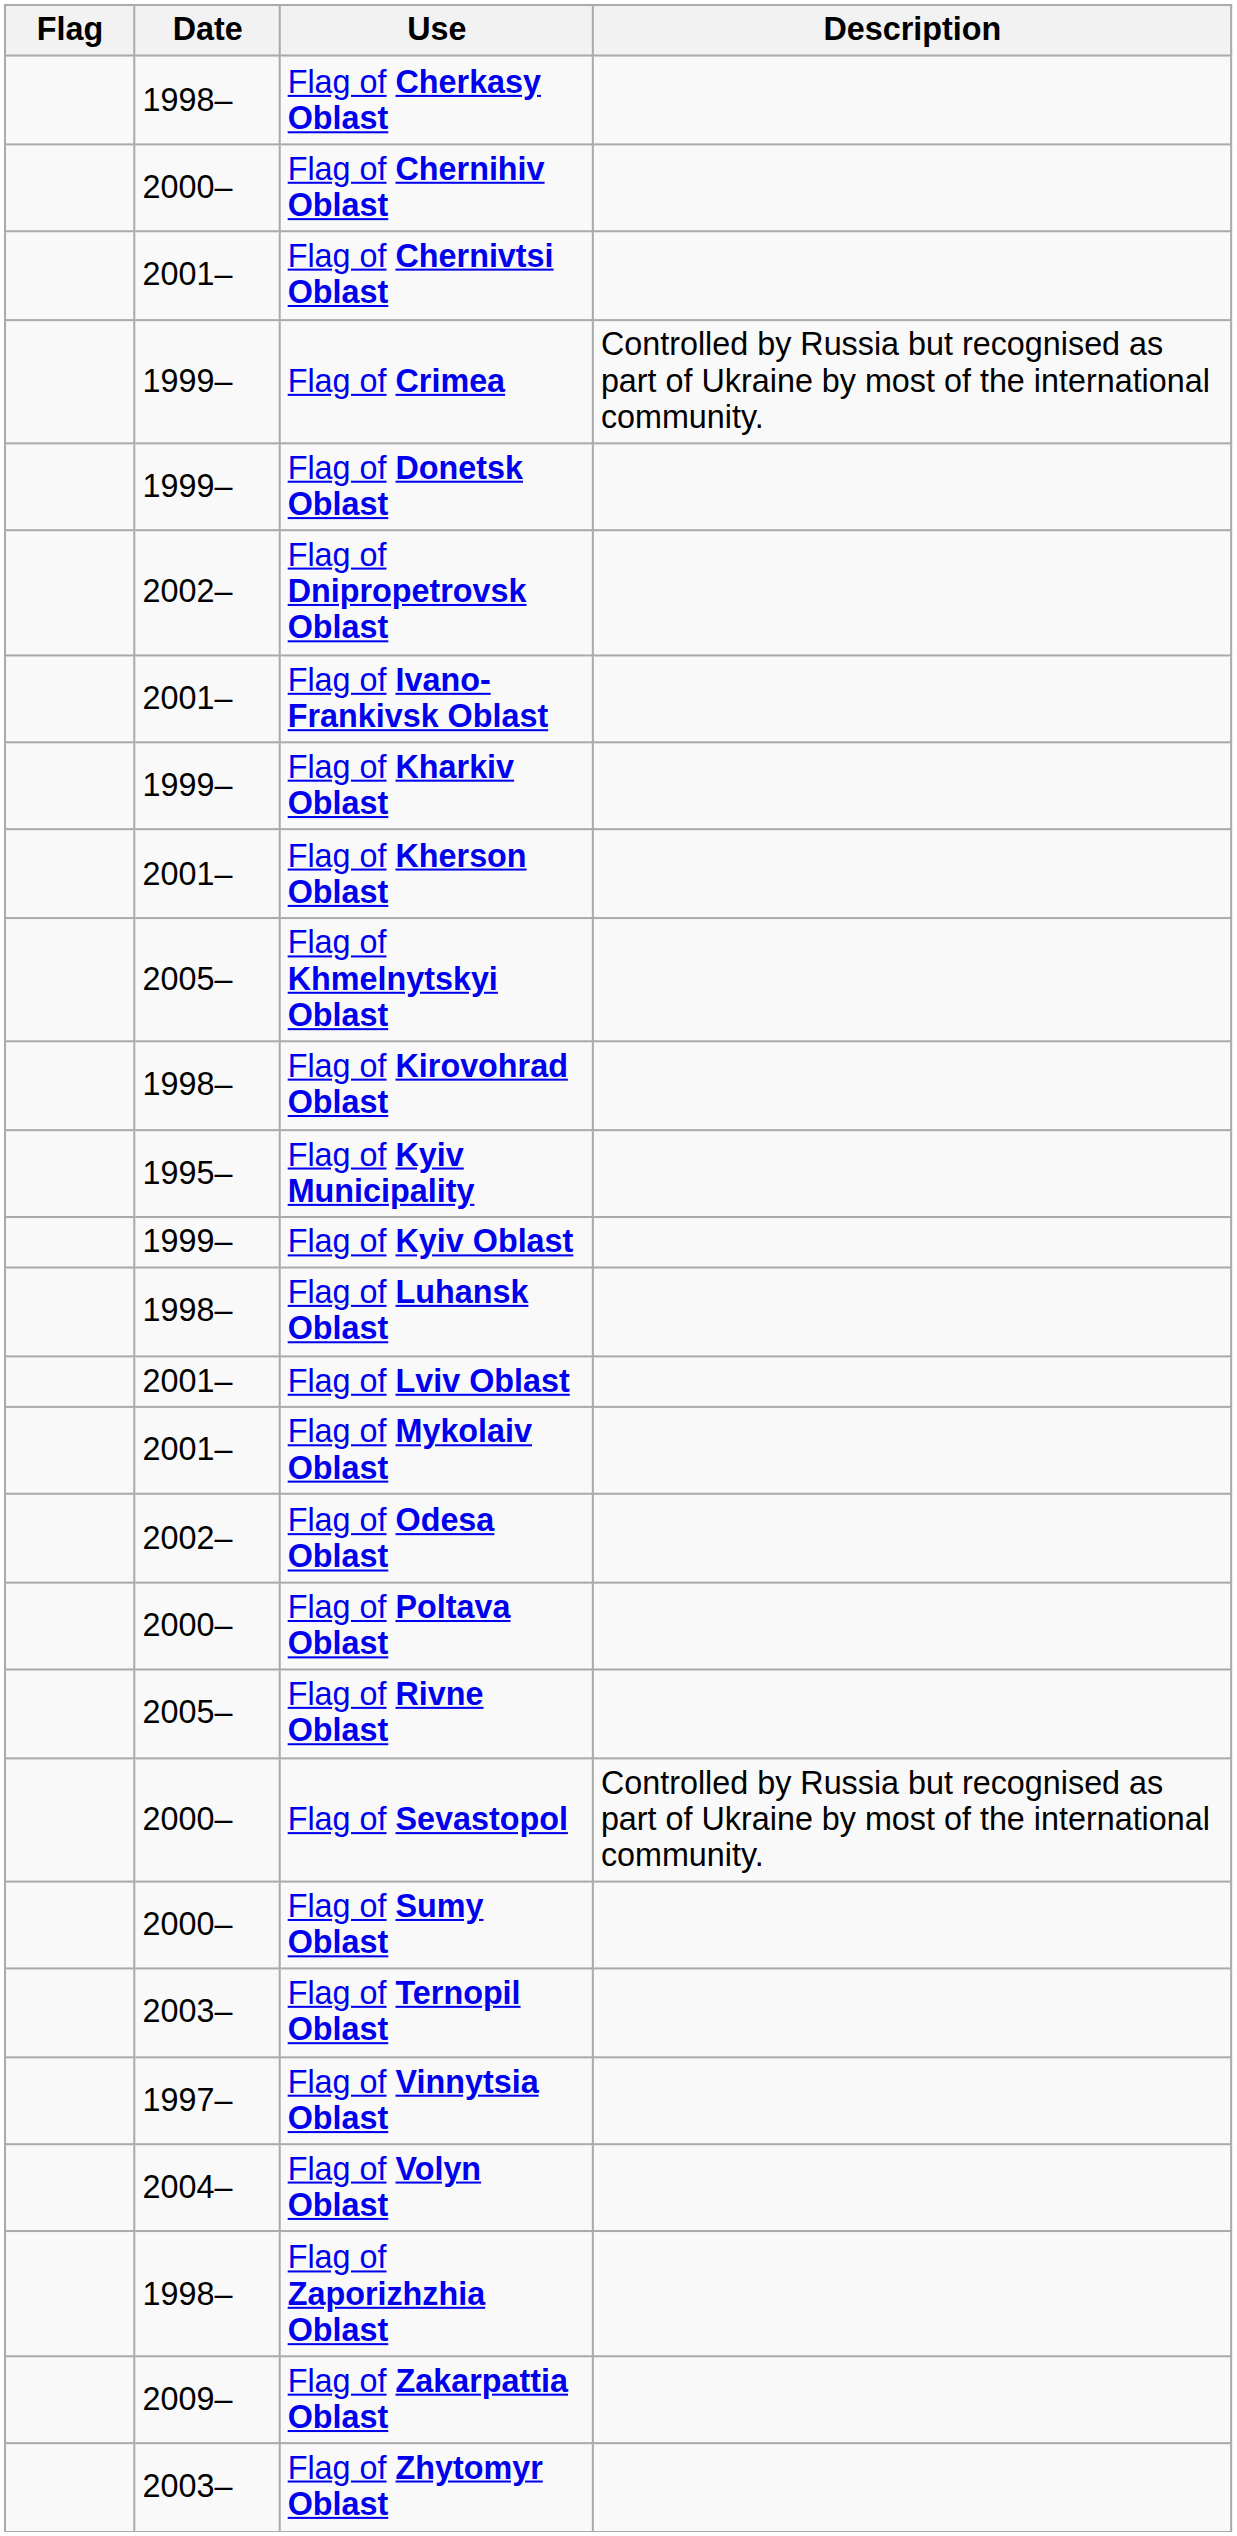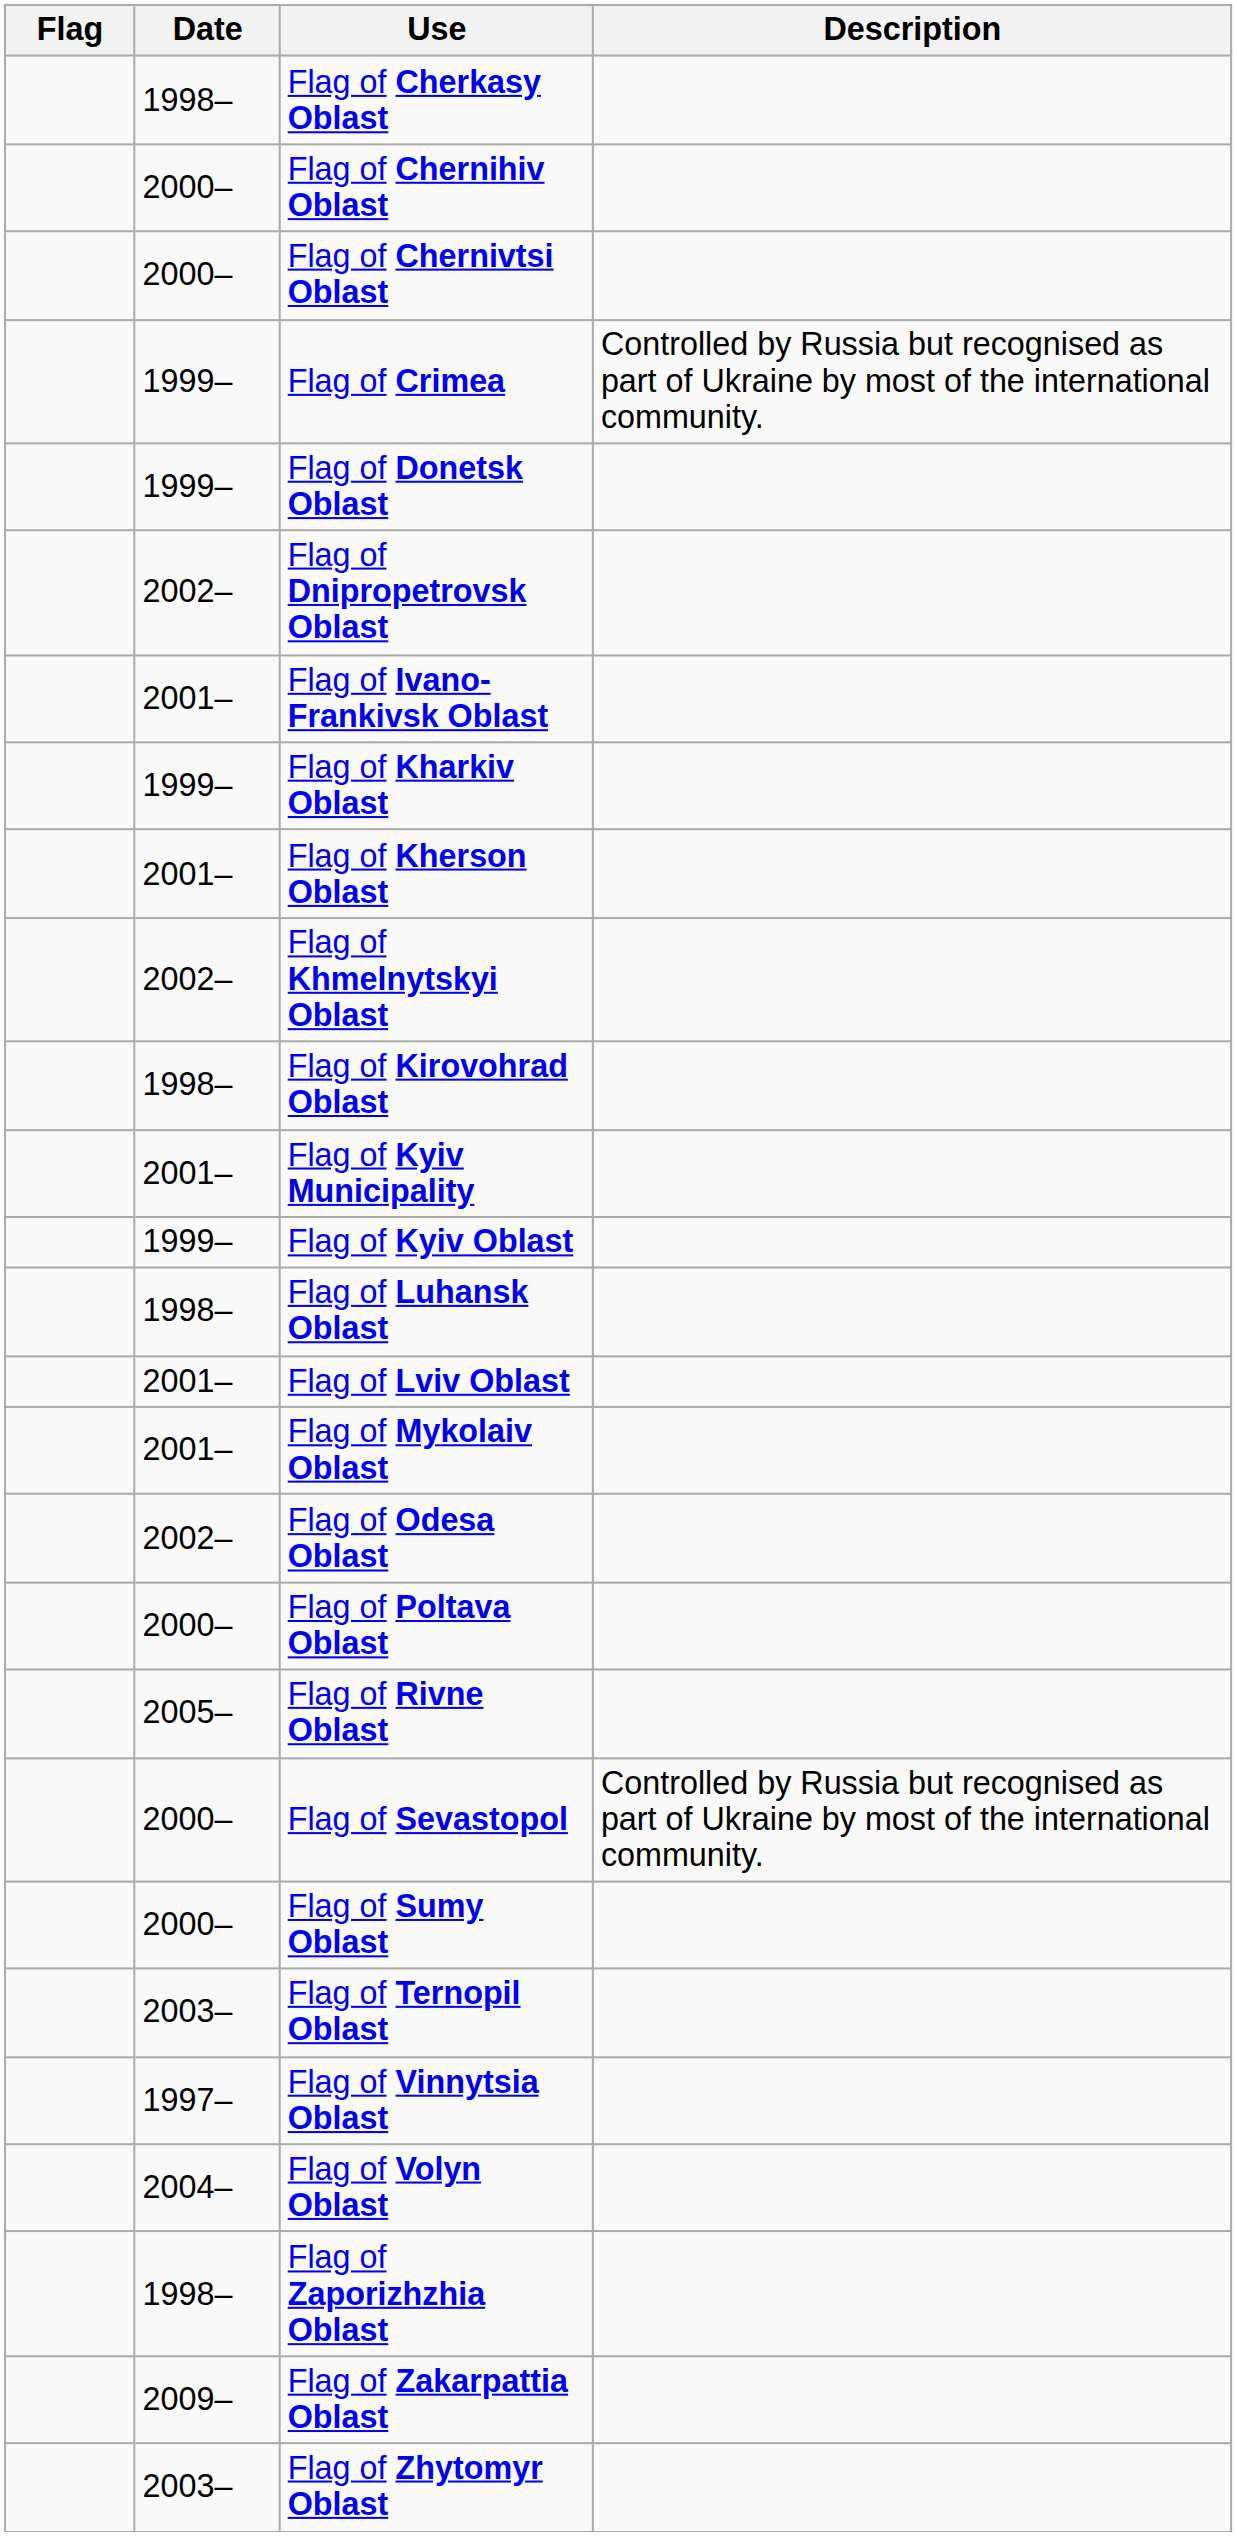(188, 274) 2001– -> (188, 274) 2000–
(188, 979) 2005– -> (188, 979) 2002–
(188, 1172) 1995– -> (188, 1172) 2001–
